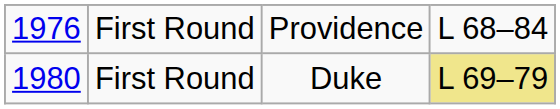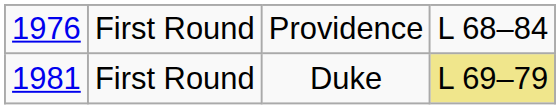(46, 77) 1980 -> (46, 77) 1981
